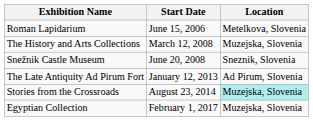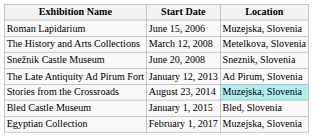(264, 28) Metelkova, Slovenia -> (262, 28) Muzejska, Slovenia
(262, 44) Muzejska, Slovenia -> (264, 44) Metelkova, Slovenia
+ row: (49, 108)
